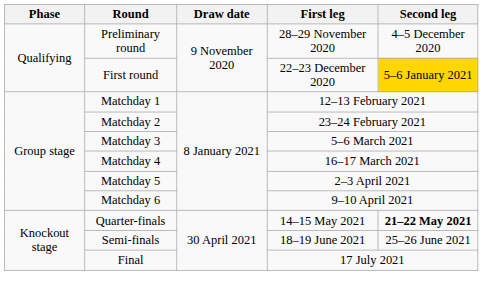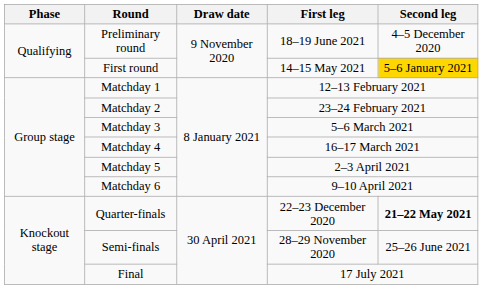(323, 41) 28–29 November 2020 -> (323, 41) 18–19 June 2021
(323, 75) 22–23 December 2020 -> (323, 68) 14–15 May 2021
(323, 220) 14–15 May 2021 -> (323, 213) 22–23 December 2020
(323, 240) 18–19 June 2021 -> (323, 247) 28–29 November 2020
